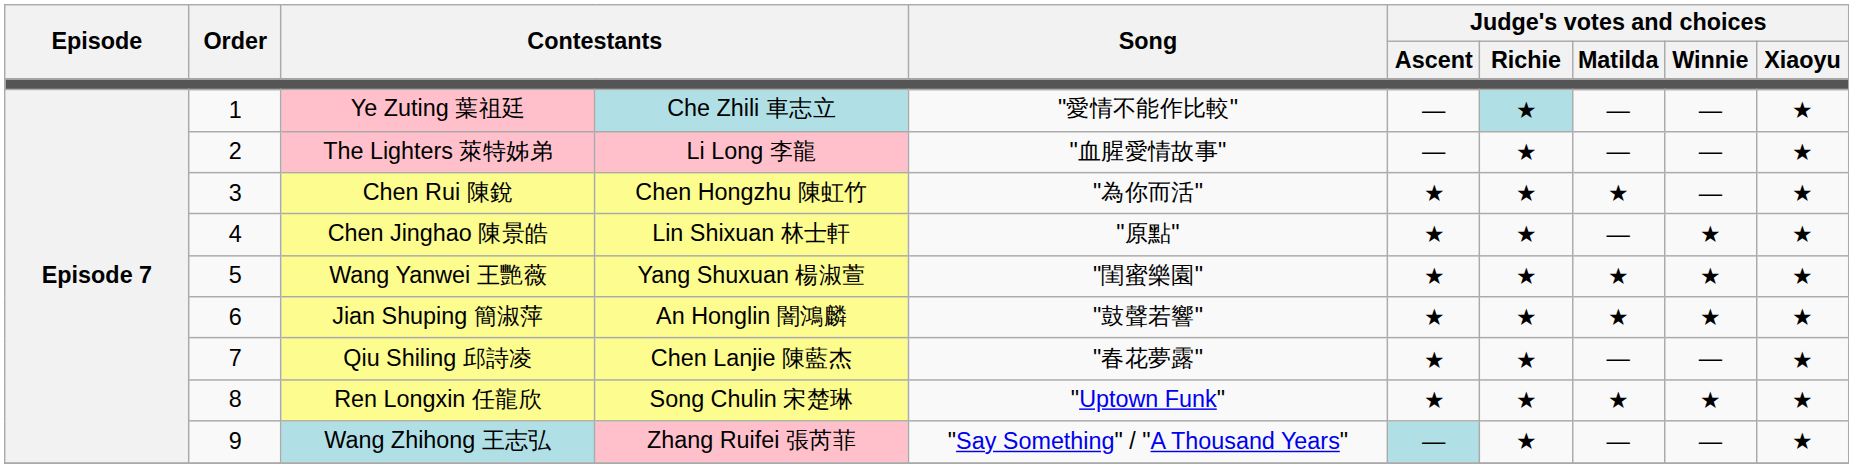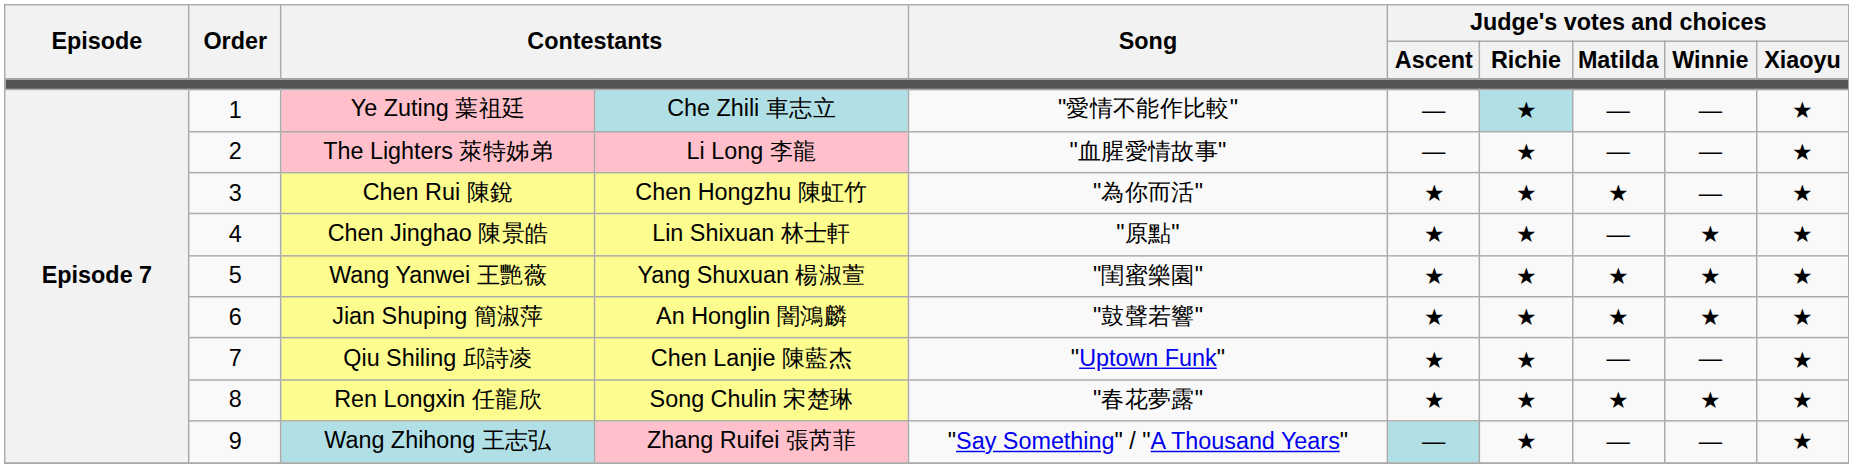(1148, 357) "春花夢露" -> (1148, 358) "Uptown Funk"
(1148, 400) "Uptown Funk" -> (1148, 399) "春花夢露"
